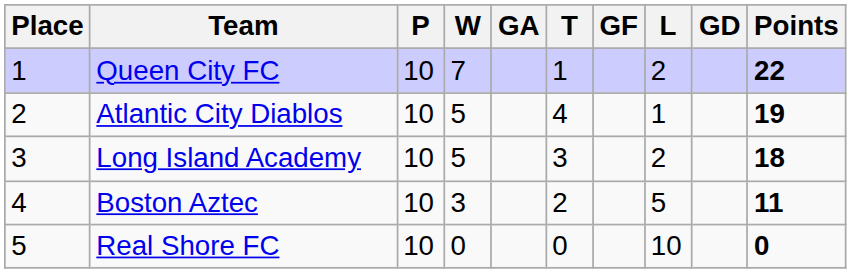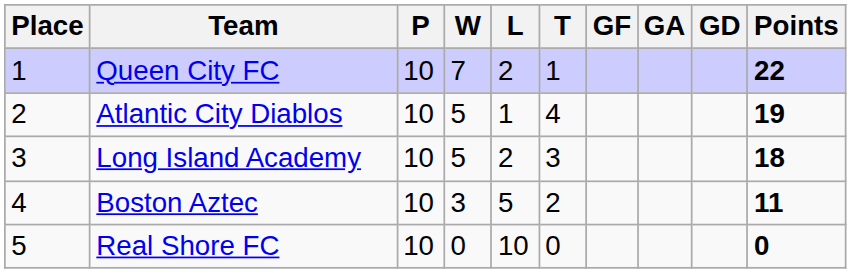columns swapped: (668, 26) <-> (519, 26)
